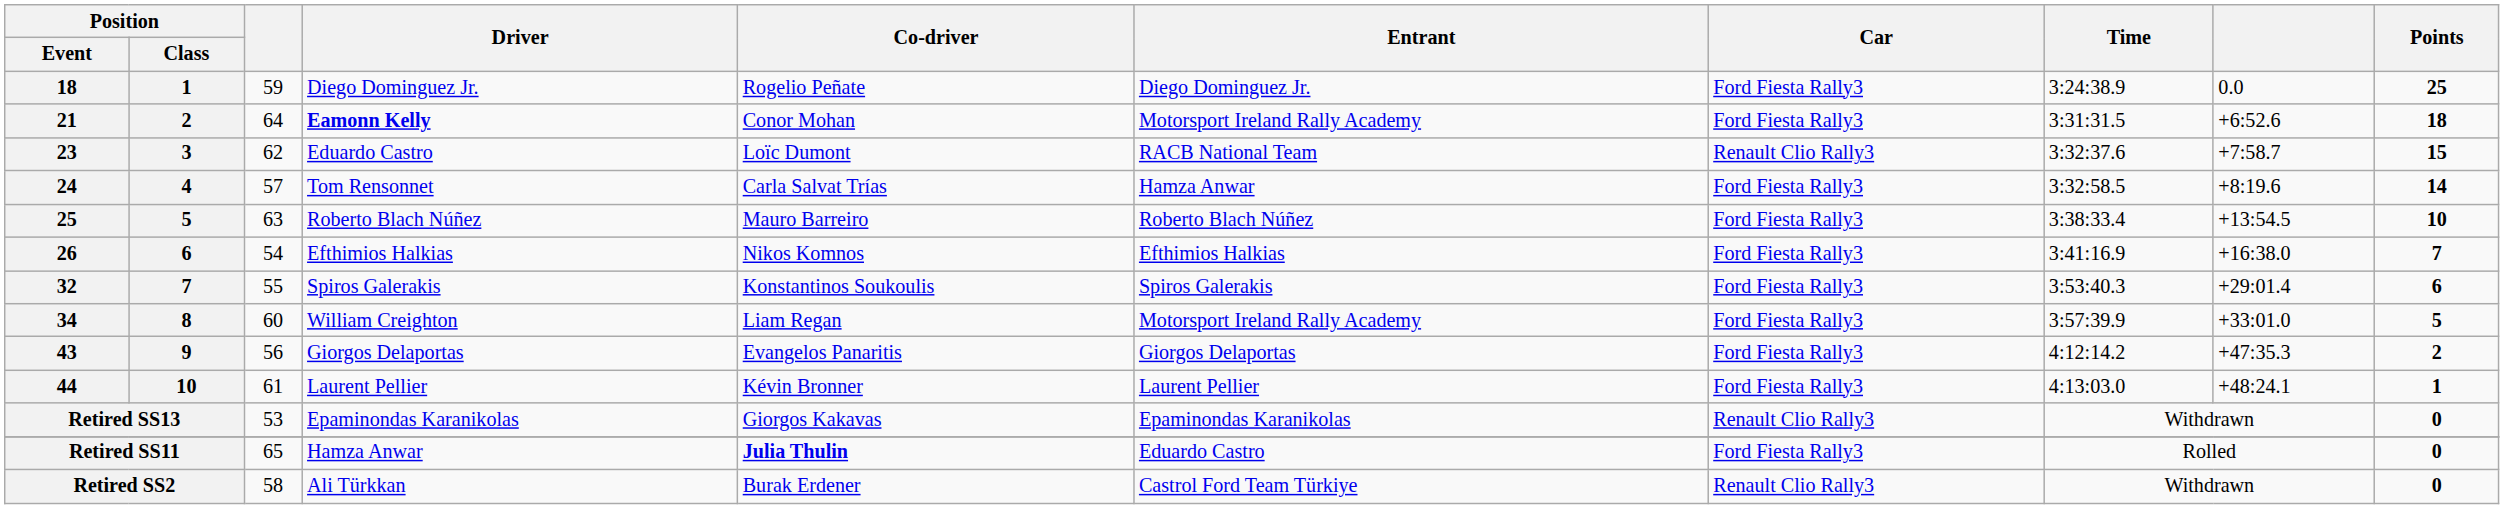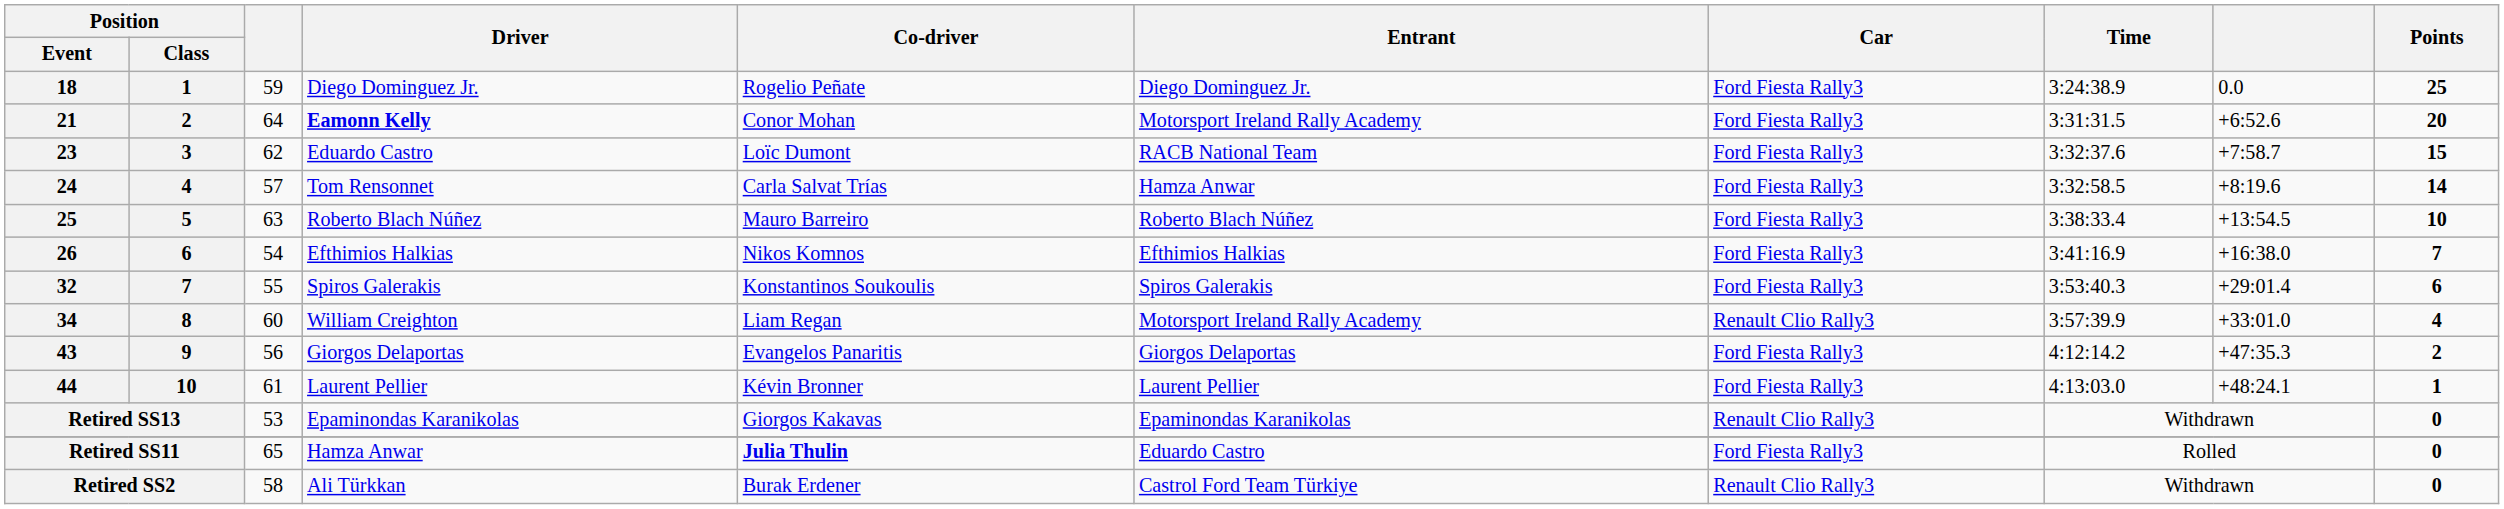(2437, 120) 18 -> (2437, 120) 20
(1794, 153) Renault Clio Rally3 -> (1788, 153) Ford Fiesta Rally3
(1788, 319) Ford Fiesta Rally3 -> (1794, 319) Renault Clio Rally3
(2437, 319) 5 -> (2437, 319) 4
